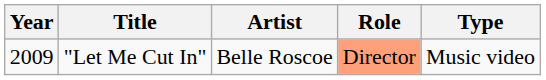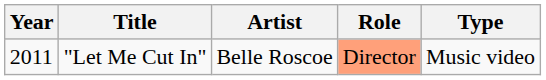(32, 56) 2009 -> (31, 56) 2011
